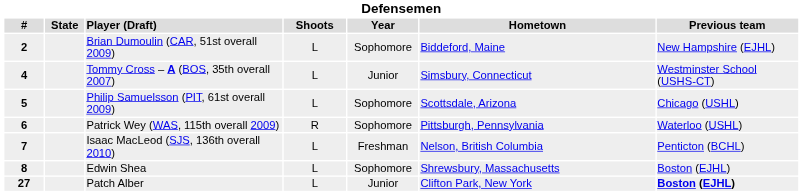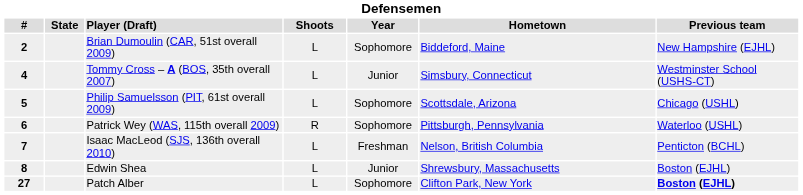(383, 168) Sophomore -> (383, 168) Junior
(383, 183) Junior -> (383, 183) Sophomore
